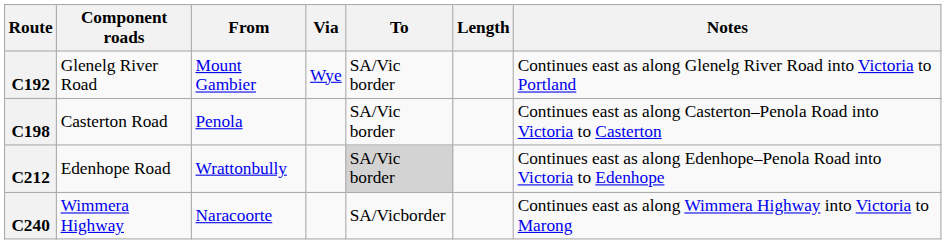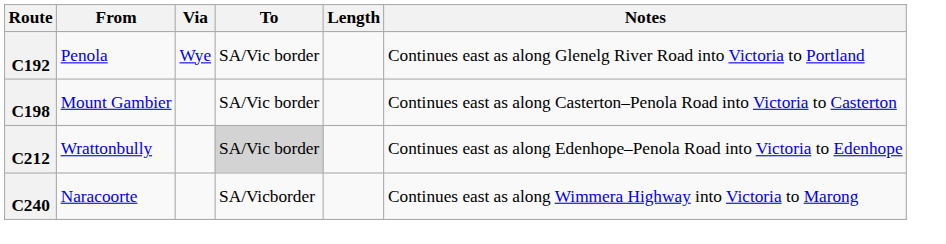- column: (124, 27)
(226, 74) Mount Gambier -> (84, 55) Penola
(219, 121) Penola -> (116, 102) Mount Gambier
